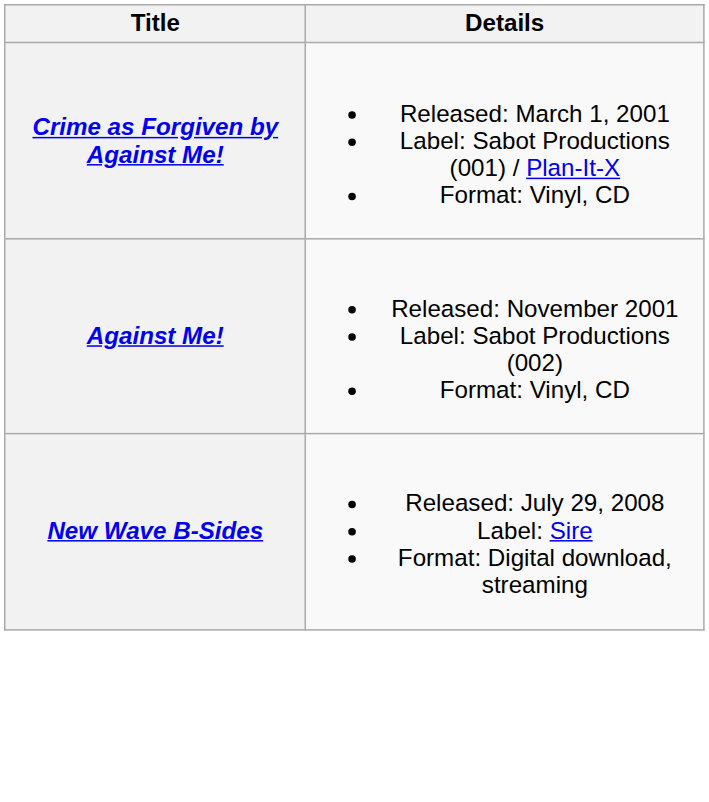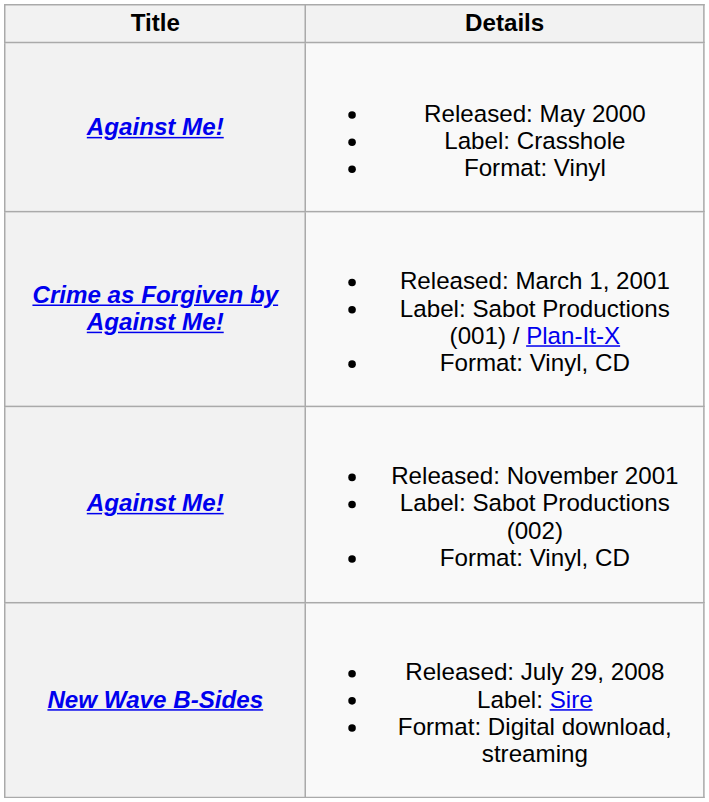+ row: (505, 141)
